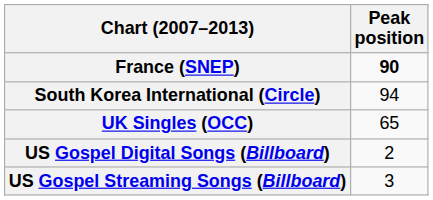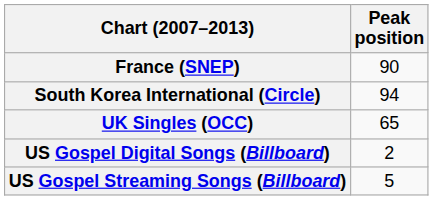(389, 67) bold -> (389, 67) normal
(389, 180) 3 -> (389, 180) 5
